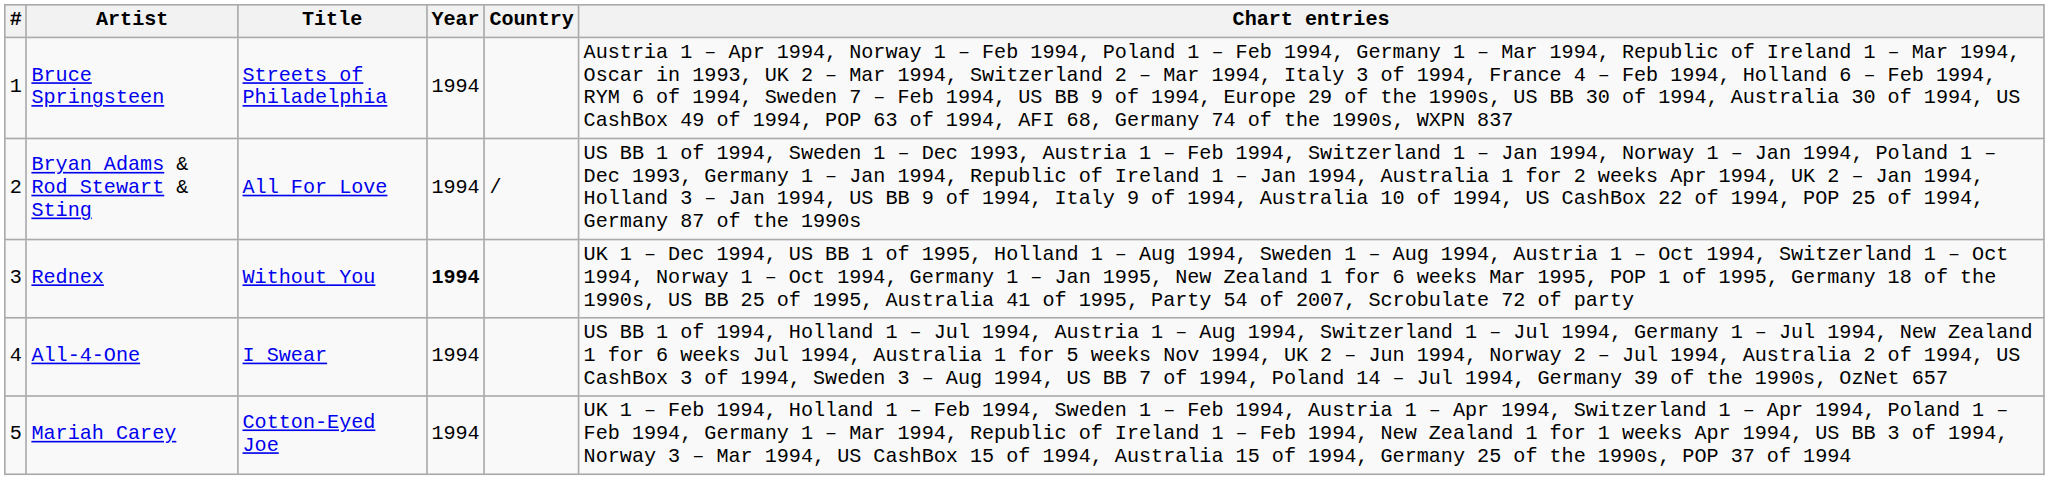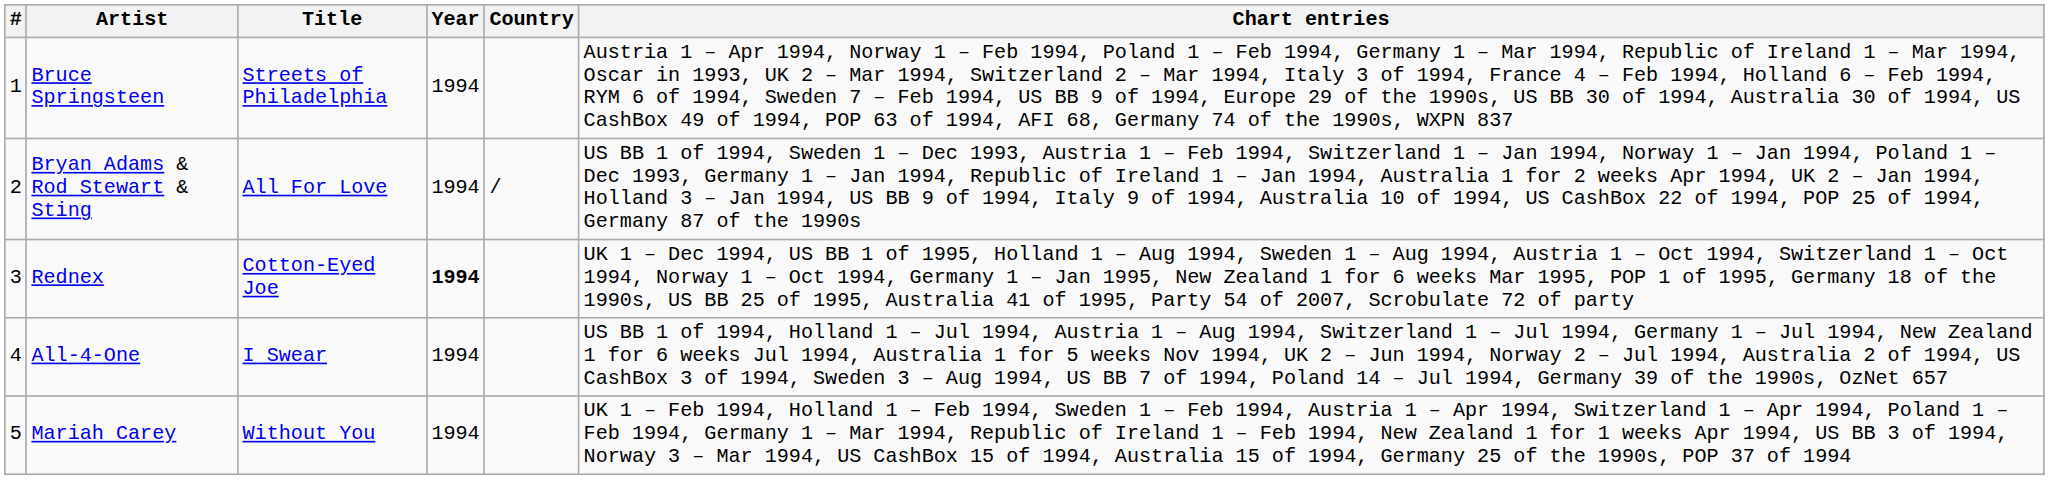(309, 279) Without You -> (309, 279) Cotton-Eyed Joe
(309, 435) Cotton-Eyed Joe -> (309, 435) Without You
